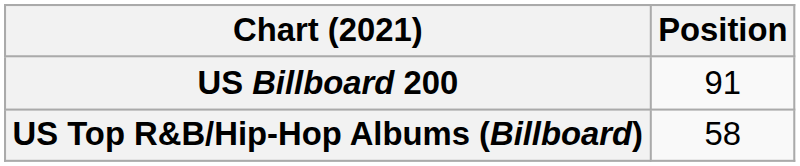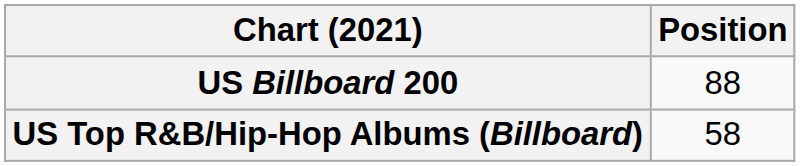(723, 82) 91 -> (723, 82) 88
